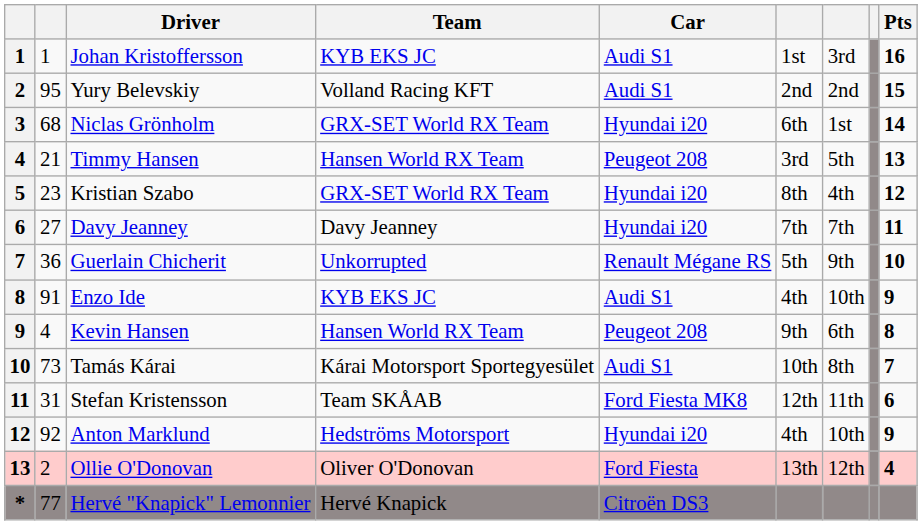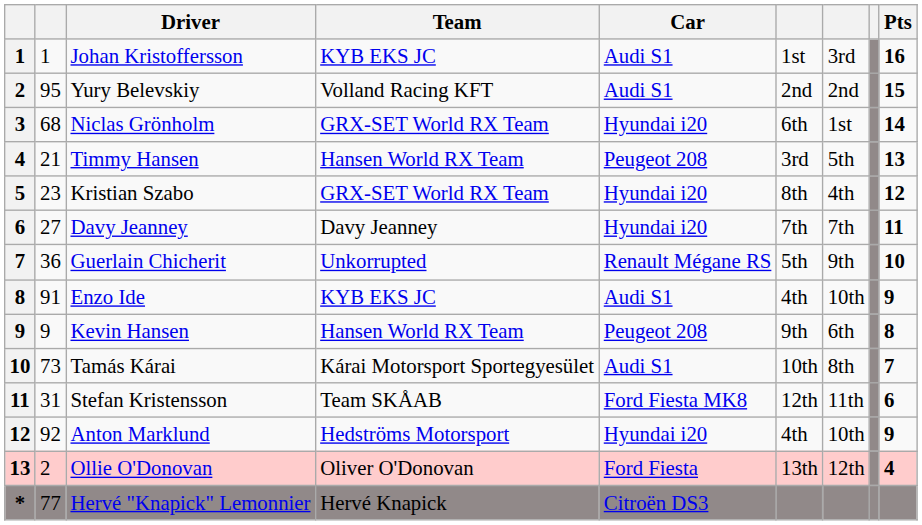(45, 330) 4 -> (45, 330) 9
